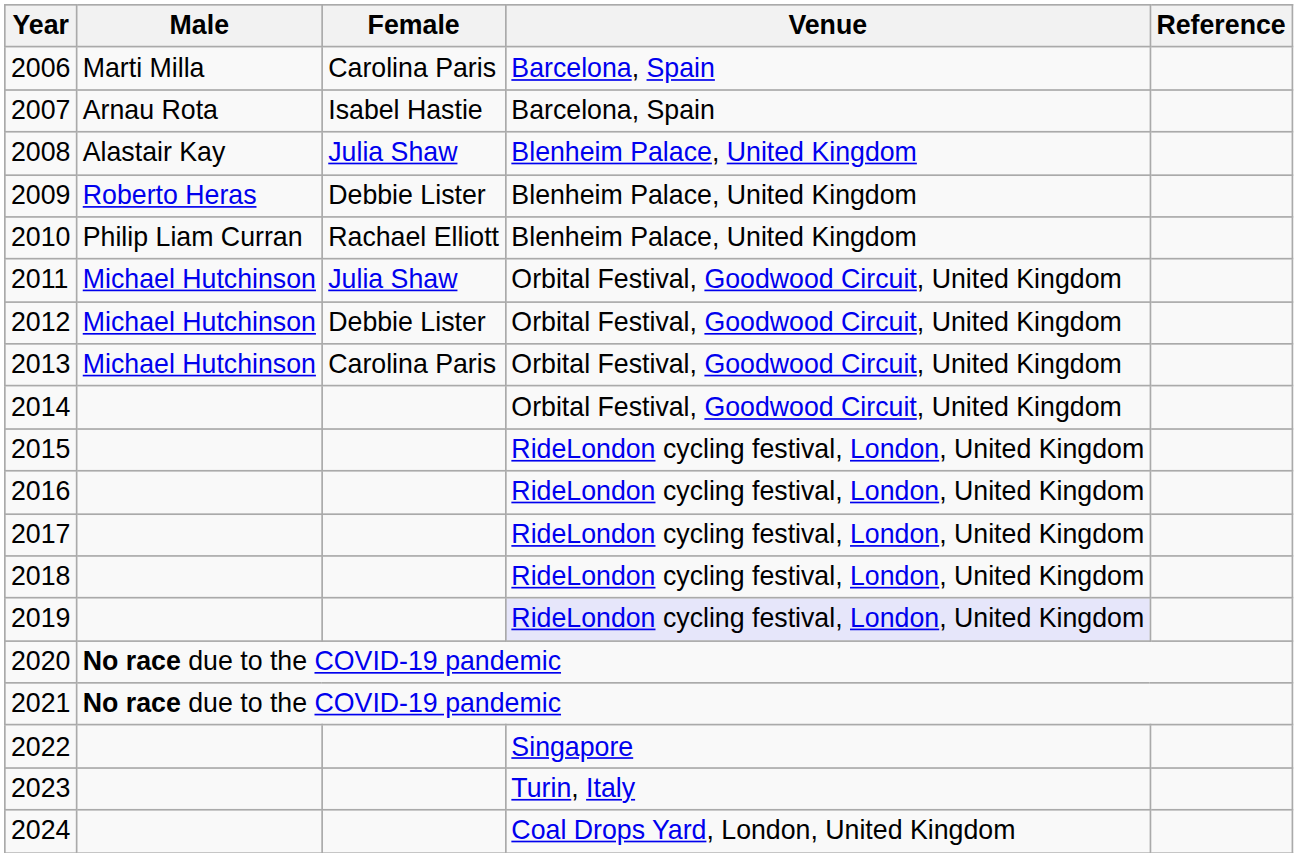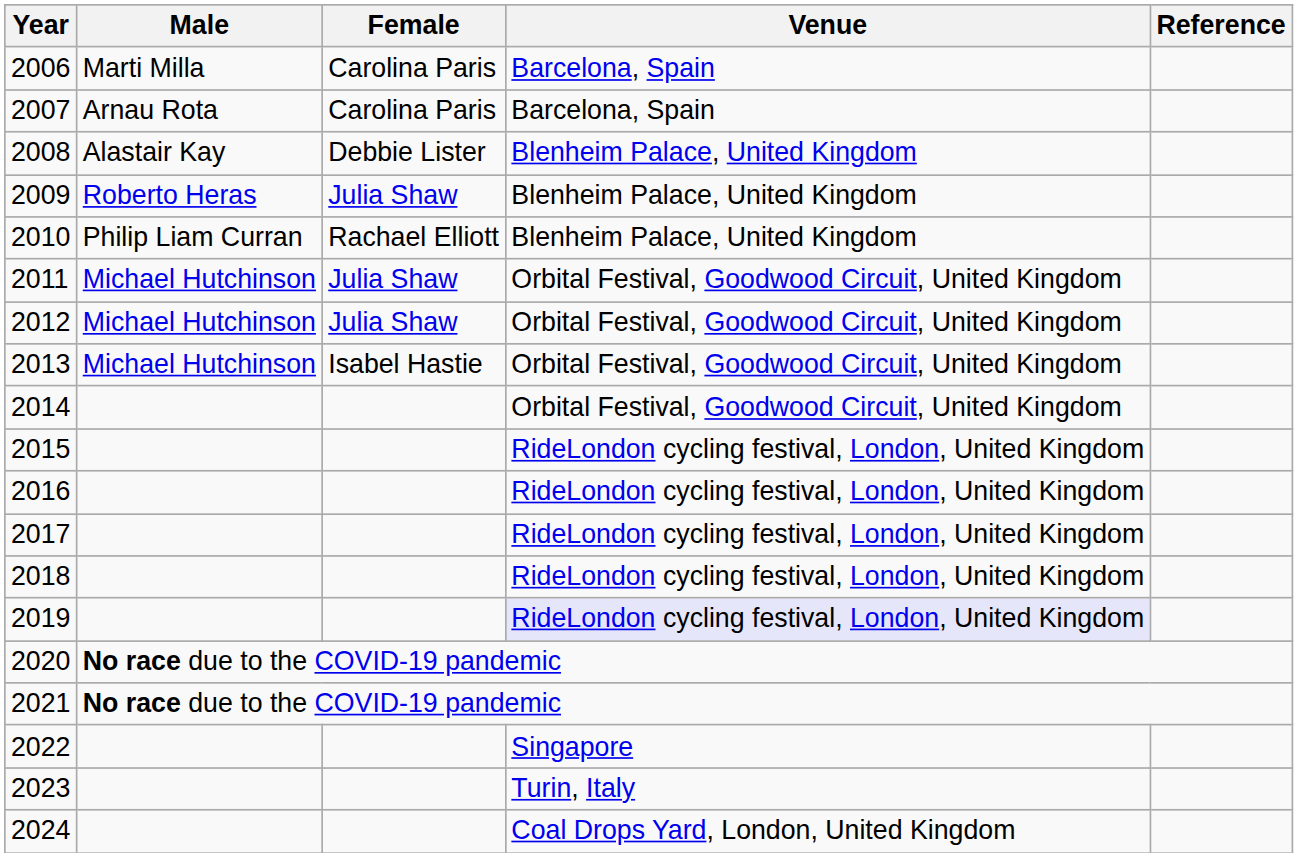(405, 110) Isabel Hastie -> (412, 110) Carolina Paris
(393, 152) Julia Shaw -> (407, 152) Debbie Lister
(407, 195) Debbie Lister -> (393, 195) Julia Shaw
(407, 322) Debbie Lister -> (393, 322) Julia Shaw
(412, 364) Carolina Paris -> (405, 364) Isabel Hastie
